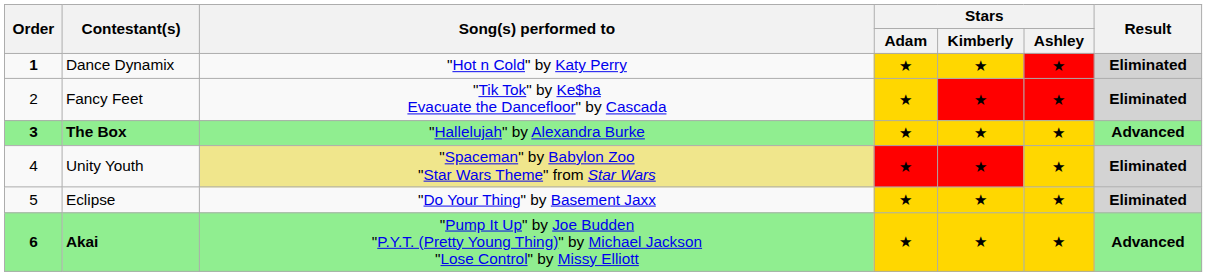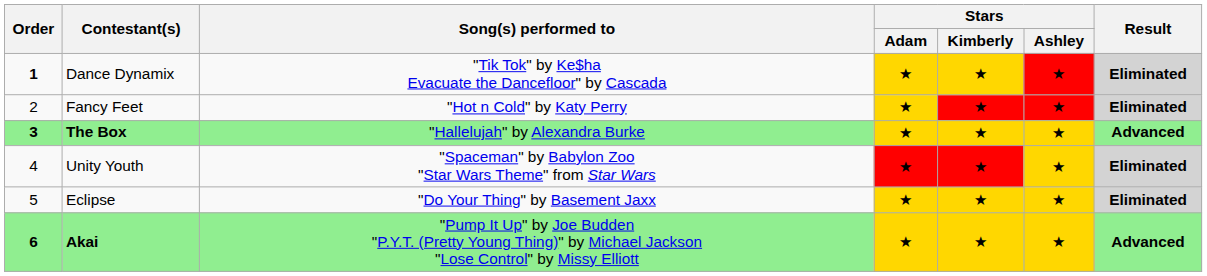(537, 65) "Hot n Cold" by Katy Perry -> (537, 74) "Tik Tok" by Ke$ha Evacuate the Dancefloor" by Cascada
(537, 99) "Tik Tok" by Ke$ha Evacuate the Dancefloor" by Cascada -> (537, 107) "Hot n Cold" by Katy Perry
(537, 166) khaki background -> (537, 166) no background
